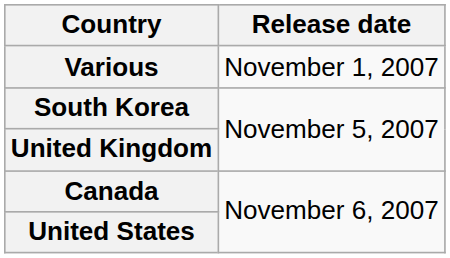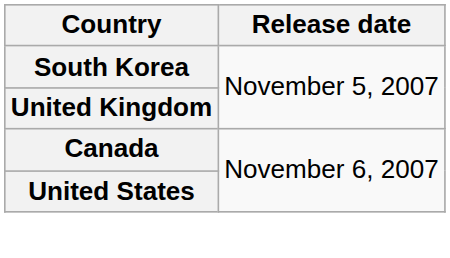- row: (112, 66)
